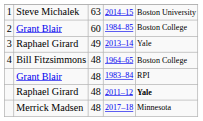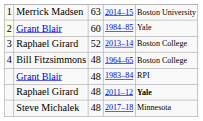(48, 12) Steve Michalek -> (50, 12) Merrick Madsen
(9, 28) no background -> (9, 28) lightyellow background
(162, 28) Boston College -> (144, 28) Yale
(96, 44) 49 -> (96, 44) 52
(144, 44) Yale -> (162, 44) Boston College
(50, 108) Merrick Madsen -> (48, 108) Steve Michalek
